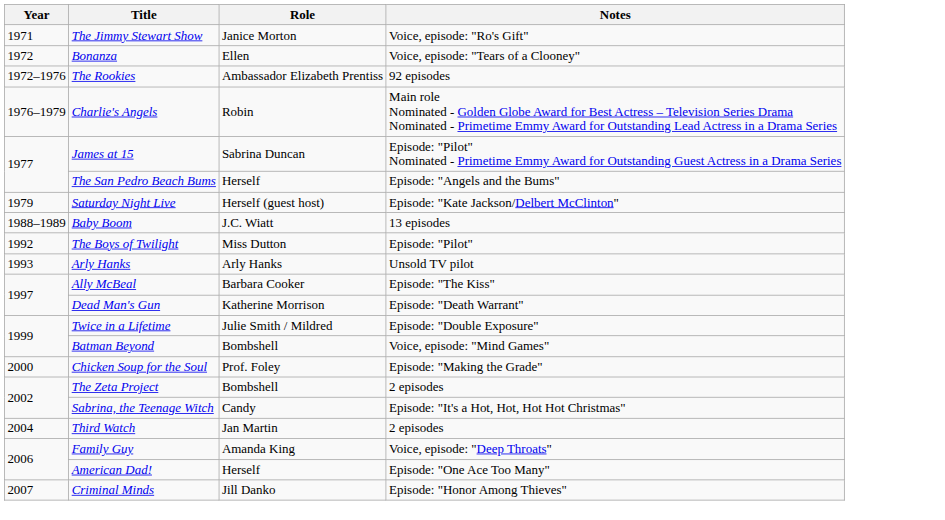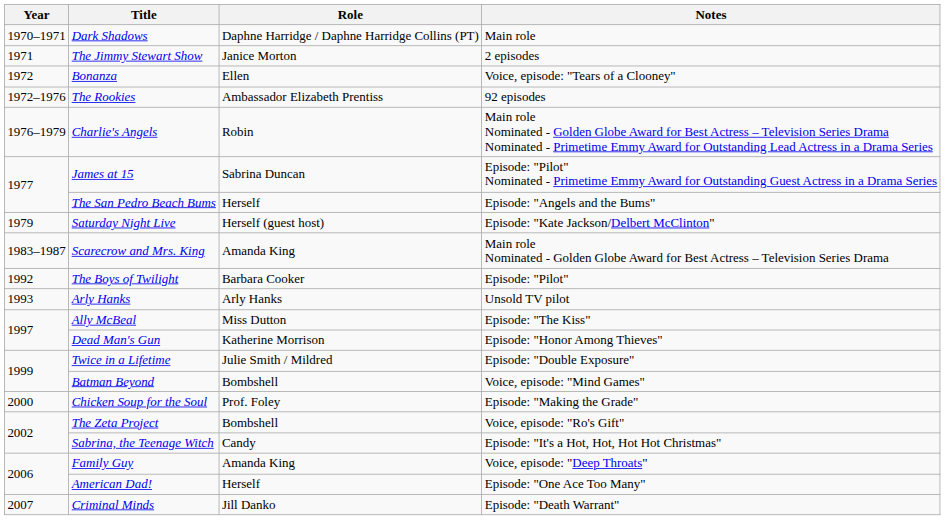+ row: (110, 35)
(459, 35) Voice, episode: "Ro's Gift" -> (512, 55) 2 episodes
+ row: (138, 250)
- row: (102, 222)
(254, 243) Miss Dutton -> (263, 278) Barbara Cooker
(263, 284) Barbara Cooker -> (254, 319) Miss Dutton
(456, 305) Episode: "Death Warrant" -> (574, 340) Episode: "Honor Among Thieves"
(416, 387) 2 episodes -> (555, 422) Voice, episode: "Ro's Gift"
- row: (103, 428)
(478, 490) Episode: "Honor Among Thieves" -> (552, 504) Episode: "Death Warrant"
